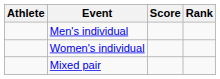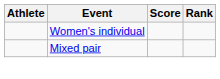- row: (89, 31)
